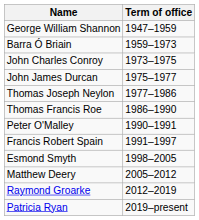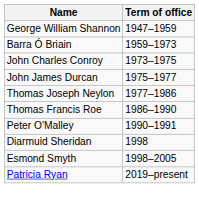- row: (55, 142)
+ row: (49, 142)
- row: (41, 175)
- row: (49, 191)
